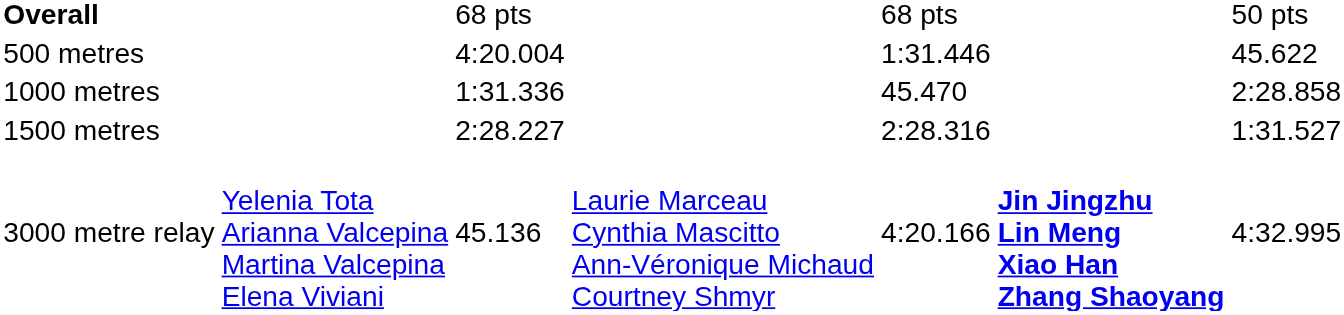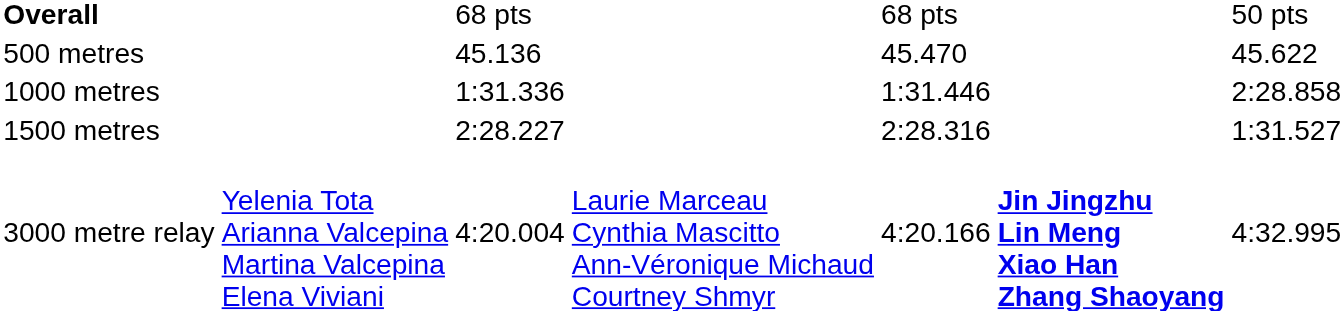(510, 53) 4:20.004 -> (498, 53) 45.136
(936, 53) 1:31.446 -> (924, 53) 45.470
(924, 92) 45.470 -> (936, 92) 1:31.446
(498, 232) 45.136 -> (510, 232) 4:20.004
